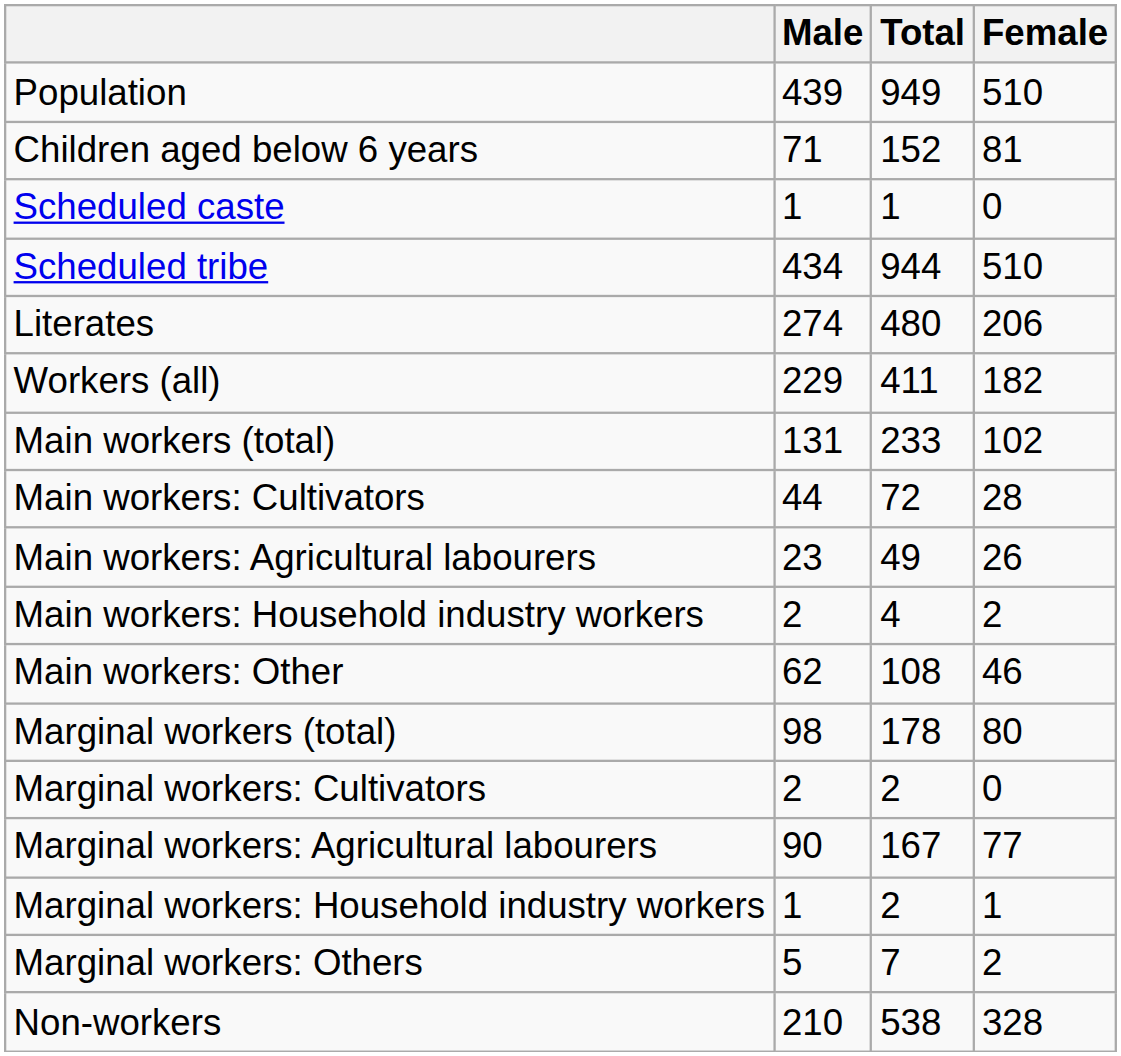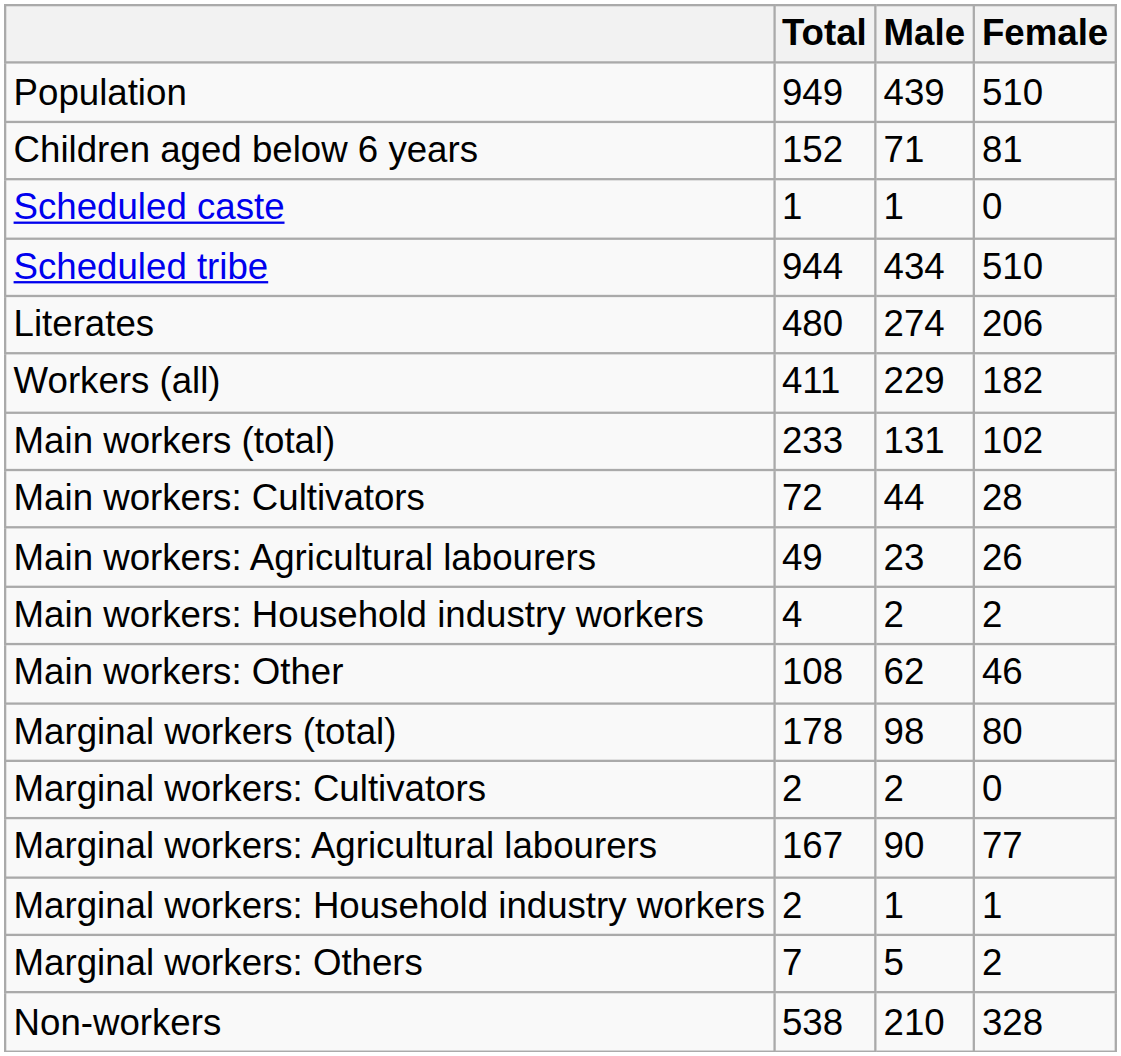columns swapped: (923, 33) <-> (823, 33)
